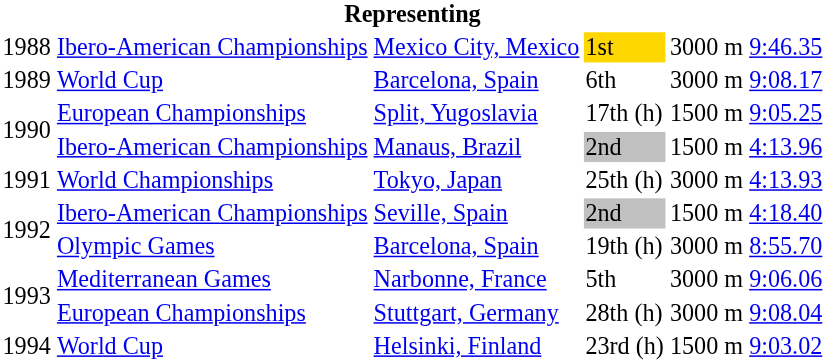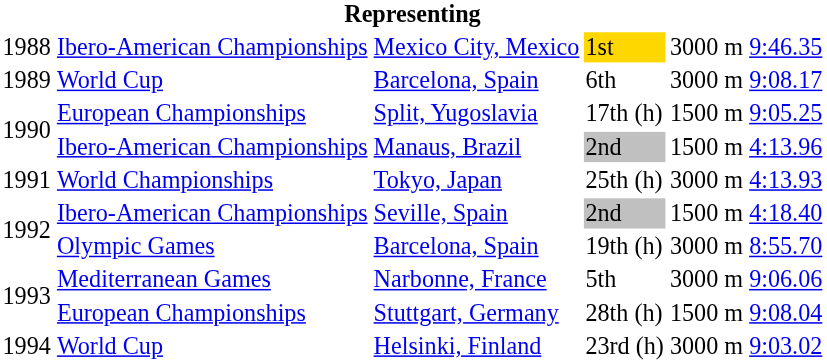(707, 312) 3000 m -> (707, 312) 1500 m
(707, 346) 1500 m -> (707, 346) 3000 m
